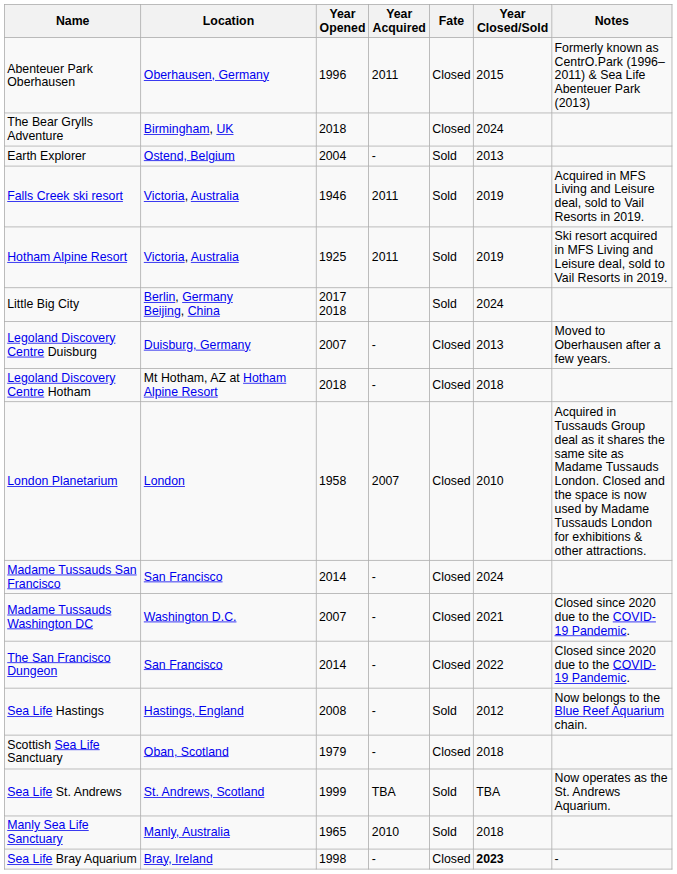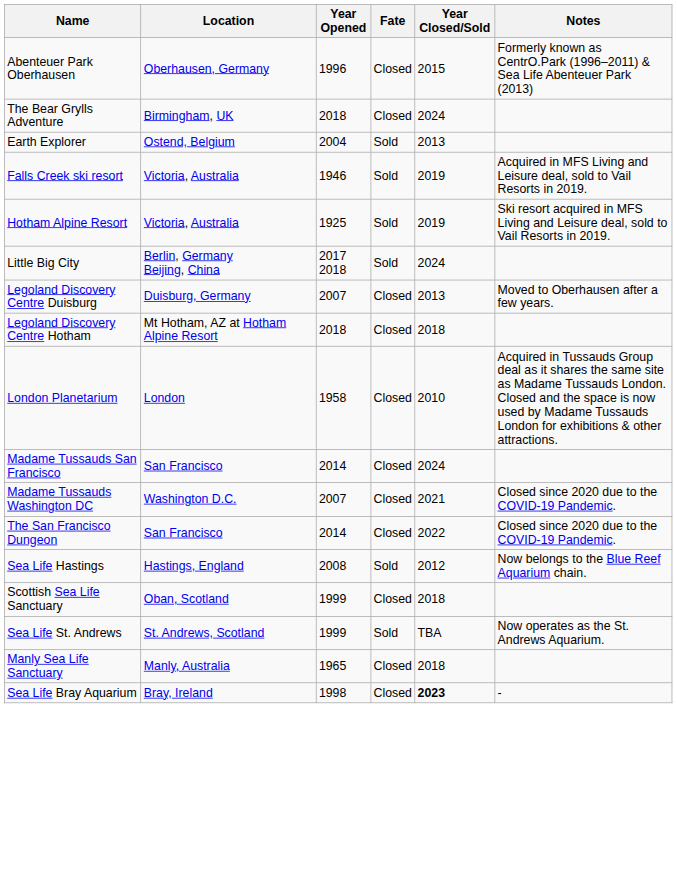- column: (399, 21)
(333, 752) 1979 -> (333, 599) 1999
(445, 832) Sold -> (393, 666) Closed
